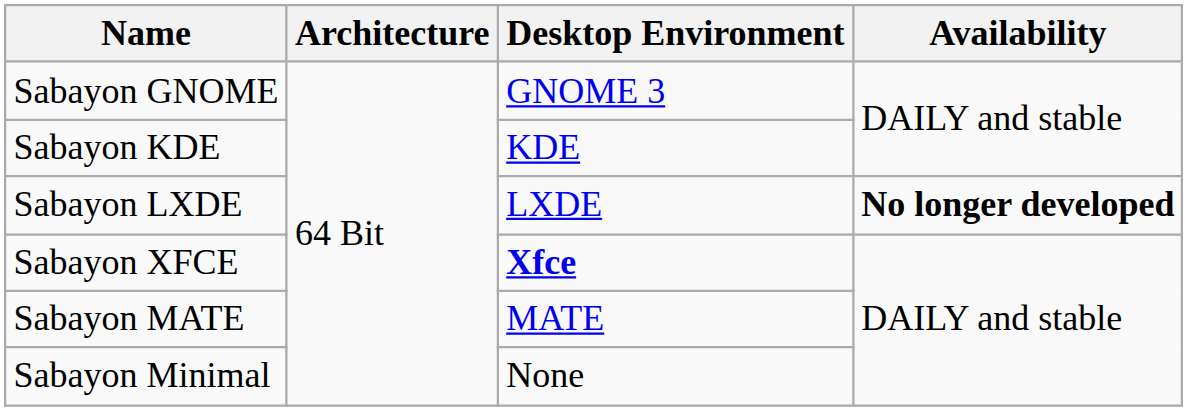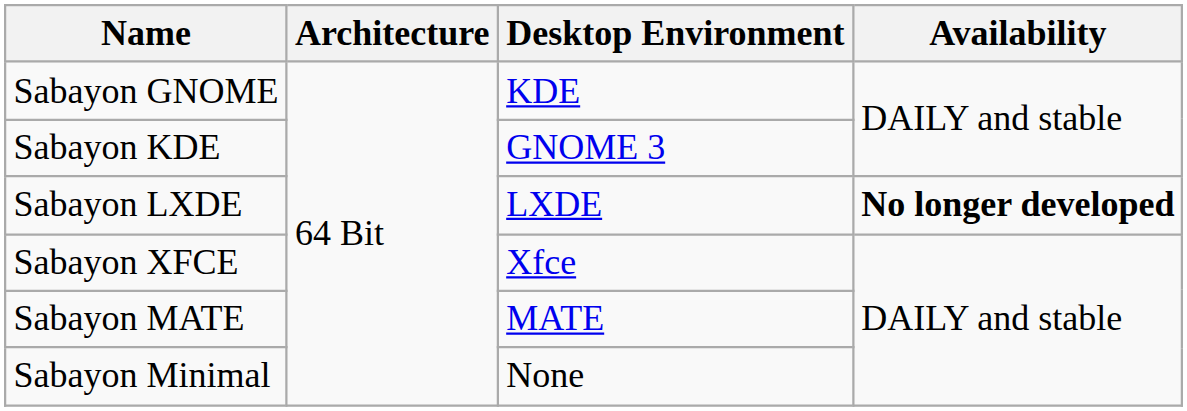(586, 90) GNOME 3 -> (543, 90) KDE
(543, 147) KDE -> (586, 147) GNOME 3
(541, 261) bold -> (541, 261) normal
